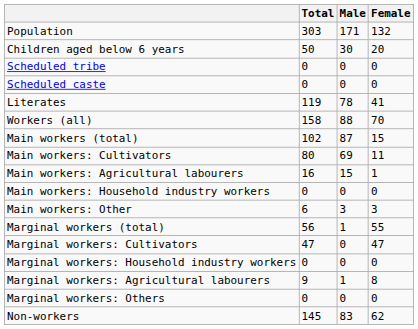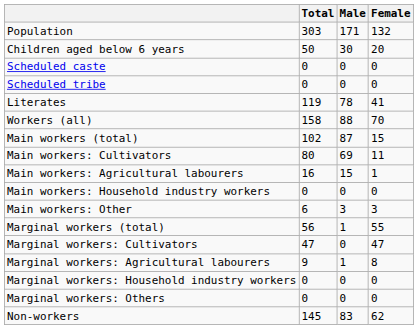rows swapped: (56, 85) <-> (56, 67)
rows swapped: (139, 280) <-> (152, 262)
